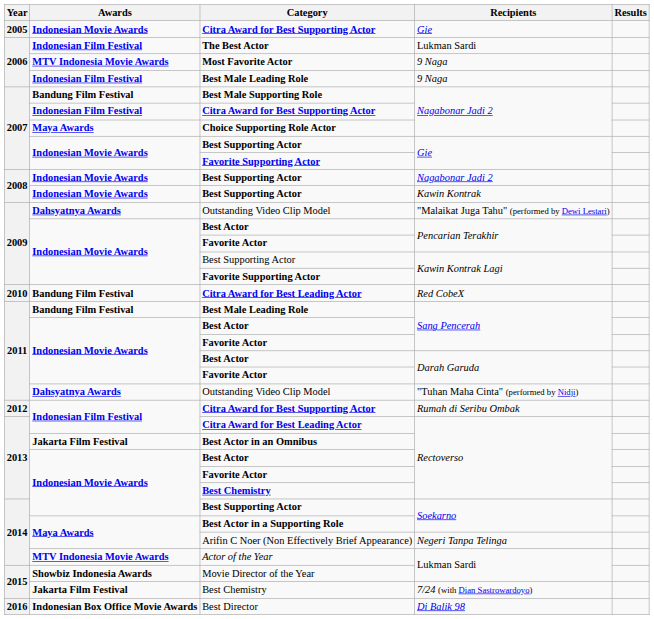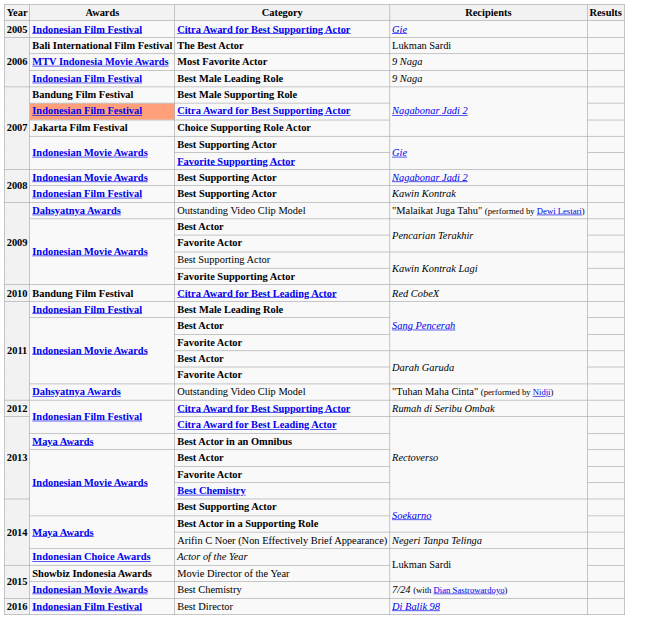(90, 29) Indonesian Movie Awards -> (87, 29) Indonesian Film Festival
(87, 45) Indonesian Film Festival -> (102, 45) Bali International Film Festival
(87, 111) no background -> (87, 111) lightsalmon background
(63, 128) Maya Awards -> (80, 128) Jakarta Film Festival
(90, 194) Indonesian Movie Awards -> (87, 194) Indonesian Film Festival
(83, 309) Bandung Film Festival -> (87, 309) Indonesian Film Festival
(80, 441) Jakarta Film Festival -> (63, 441) Maya Awards
(100, 557) MTV Indonesia Movie Awards -> (91, 557) Indonesian Choice Awards
(80, 590) Jakarta Film Festival -> (90, 590) Indonesian Movie Awards
(115, 606) Indonesian Box Office Movie Awards -> (87, 606) Indonesian Film Festival
